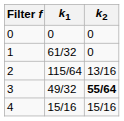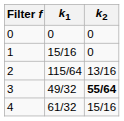(62, 52) 61/32 -> (62, 52) 15/16
(62, 107) 15/16 -> (62, 107) 61/32
